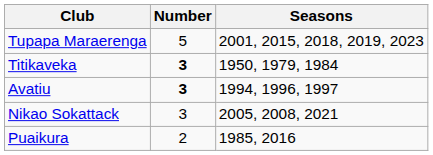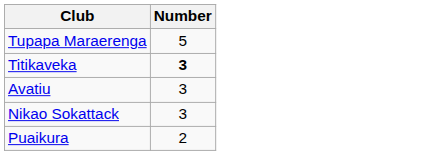- column: (321, 16)
(183, 89) bold -> (183, 89) normal
